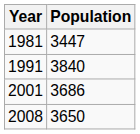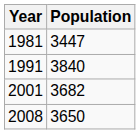(68, 91) 3686 -> (68, 91) 3682
